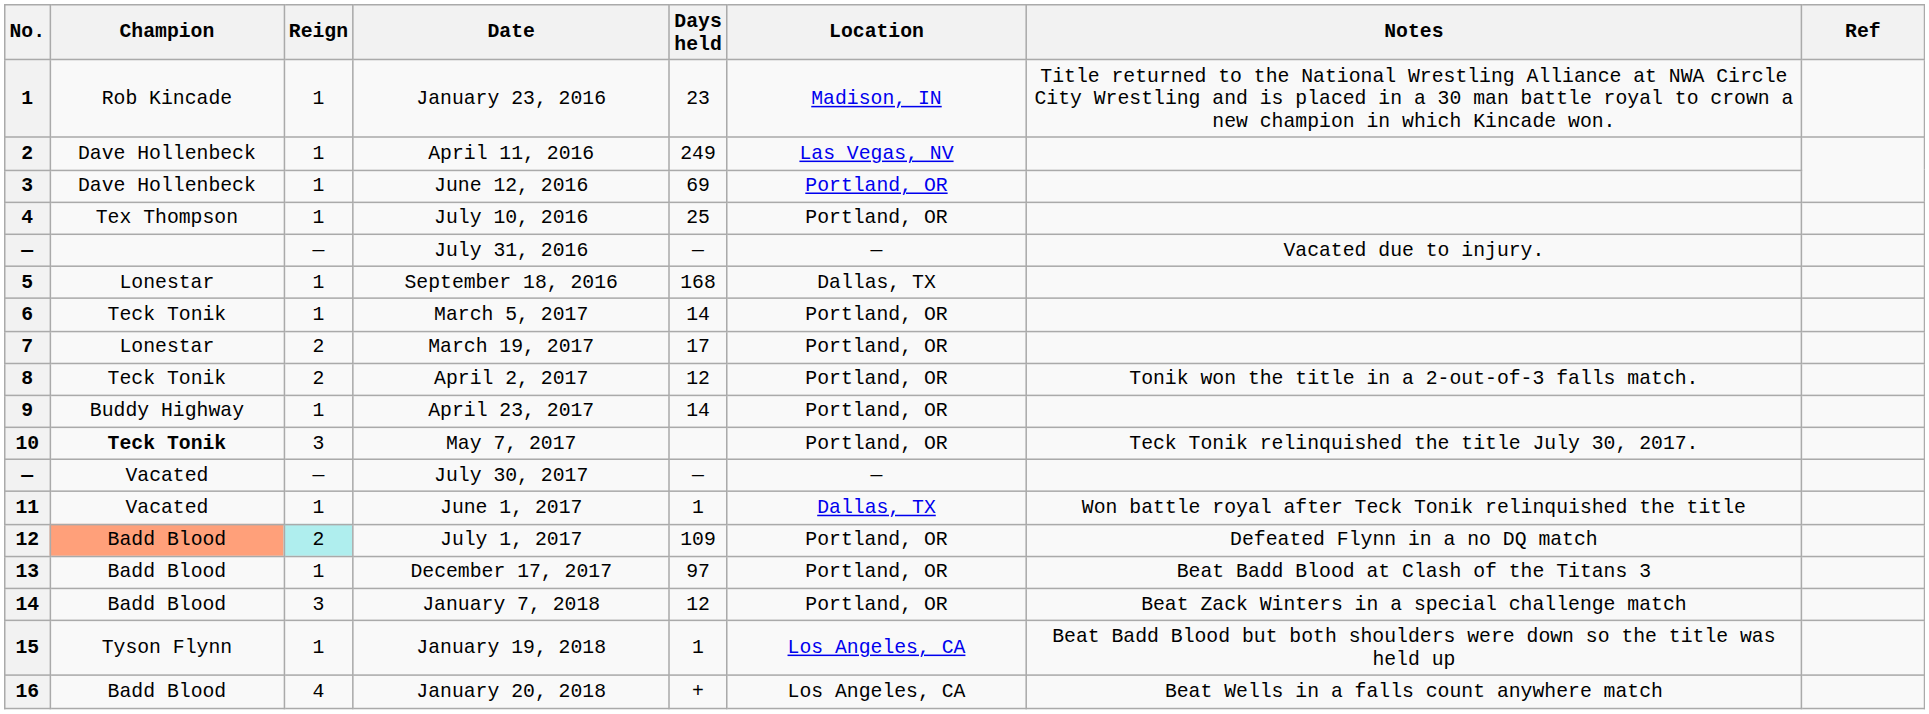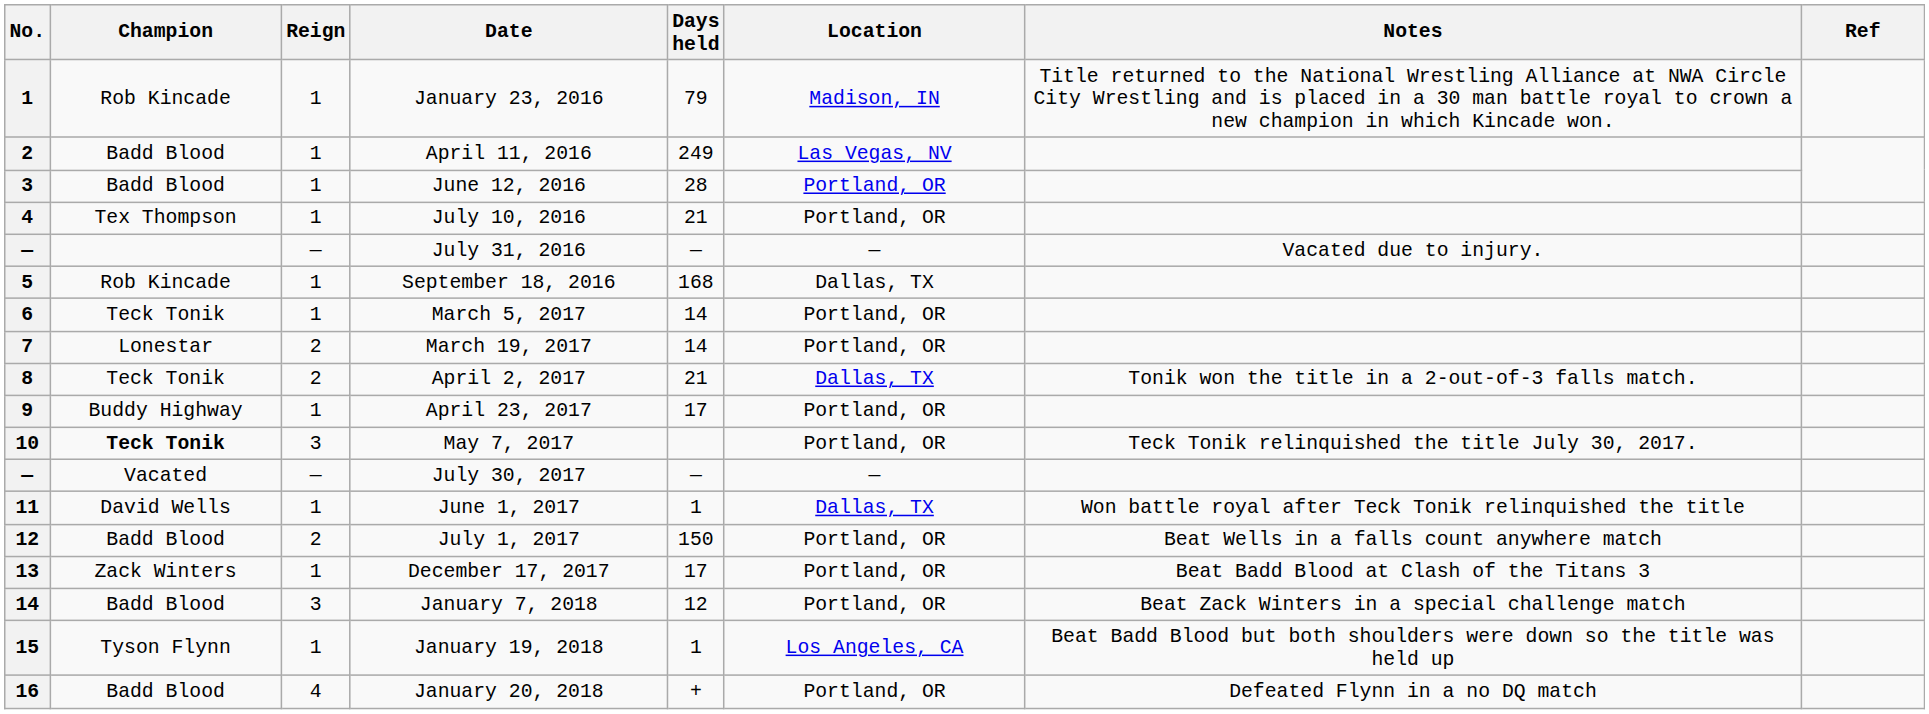(698, 99) 23 -> (696, 99) 79
(167, 154) Dave Hollenbeck -> (166, 154) Badd Blood
(167, 186) Dave Hollenbeck -> (166, 186) Badd Blood
(698, 186) 69 -> (696, 186) 28
(698, 218) 25 -> (696, 218) 21
(167, 282) Lonestar -> (166, 282) Rob Kincade
(698, 347) 17 -> (696, 347) 14
(698, 379) 12 -> (696, 379) 21
(876, 379) Portland, OR -> (875, 379) Dallas, TX
(698, 411) 14 -> (696, 411) 17
(167, 508) Vacated -> (166, 508) David Wells
(167, 540) lightsalmon background -> (166, 540) no background
(318, 540) paleturquoise background -> (316, 540) no background
(698, 540) 109 -> (696, 540) 150
(1414, 540) Defeated Flynn in a no DQ match -> (1413, 540) Beat Wells in a falls count anywhere match
(167, 572) Badd Blood -> (166, 572) Zack Winters
(698, 572) 97 -> (696, 572) 17
(876, 692) Los Angeles, CA -> (875, 692) Portland, OR
(1414, 692) Beat Wells in a falls count anywhere match -> (1413, 692) Defeated Flynn in a no DQ match
